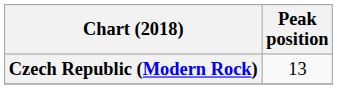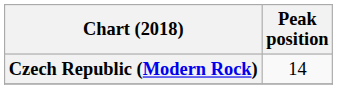(297, 68) 13 -> (297, 68) 14
